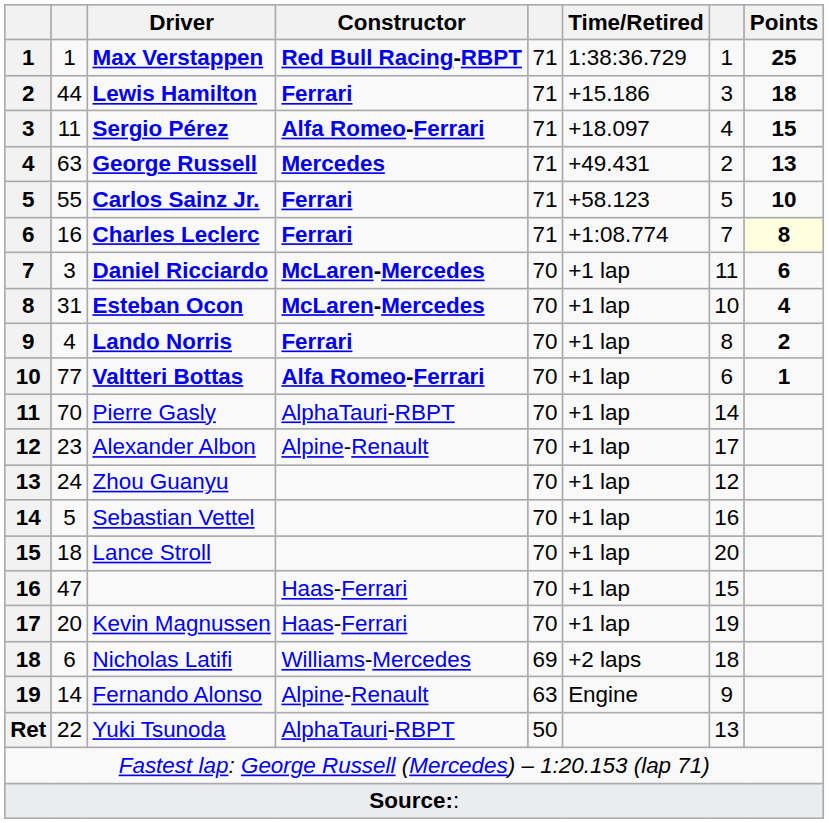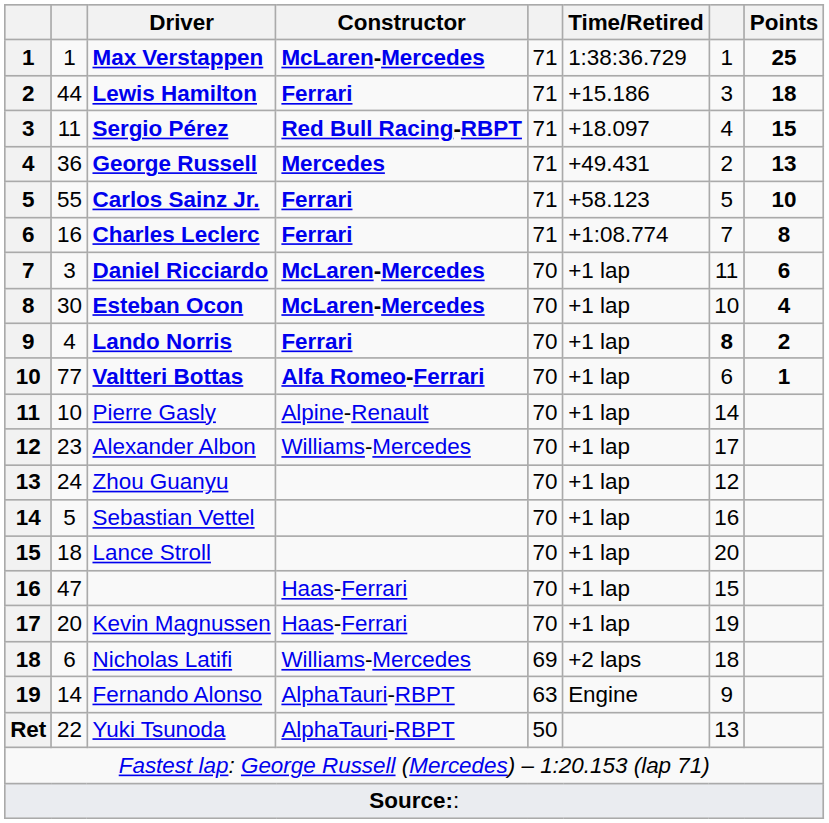(402, 57) Red Bull Racing-RBPT -> (383, 57) McLaren-Mercedes
(383, 128) Alfa Romeo-Ferrari -> (402, 128) Red Bull Racing-RBPT
(69, 164) 63 -> (69, 164) 36
(784, 234) lightyellow background -> (784, 234) no background
(69, 305) 31 -> (69, 305) 30
(727, 340) normal -> (727, 340) bold
(69, 411) 70 -> (69, 411) 10
(368, 411) AlphaTauri-RBPT -> (355, 411) Alpine-Renault
(355, 447) Alpine-Renault -> (376, 447) Williams-Mercedes
(355, 694) Alpine-Renault -> (368, 694) AlphaTauri-RBPT
